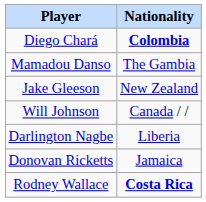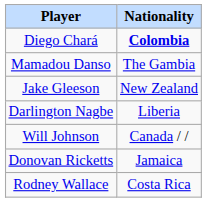rows swapped: (61, 112) <-> (61, 136)
(159, 184) bold -> (159, 184) normal
